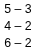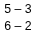- row: (18, 26)
